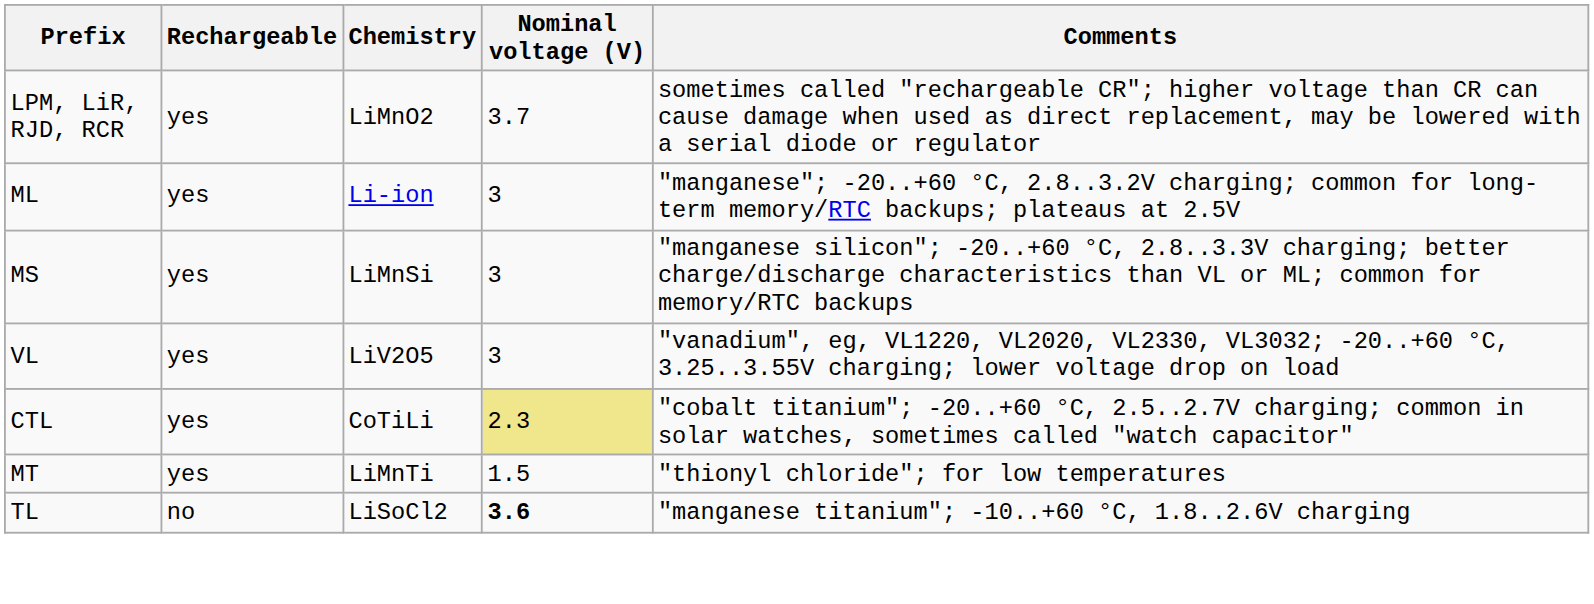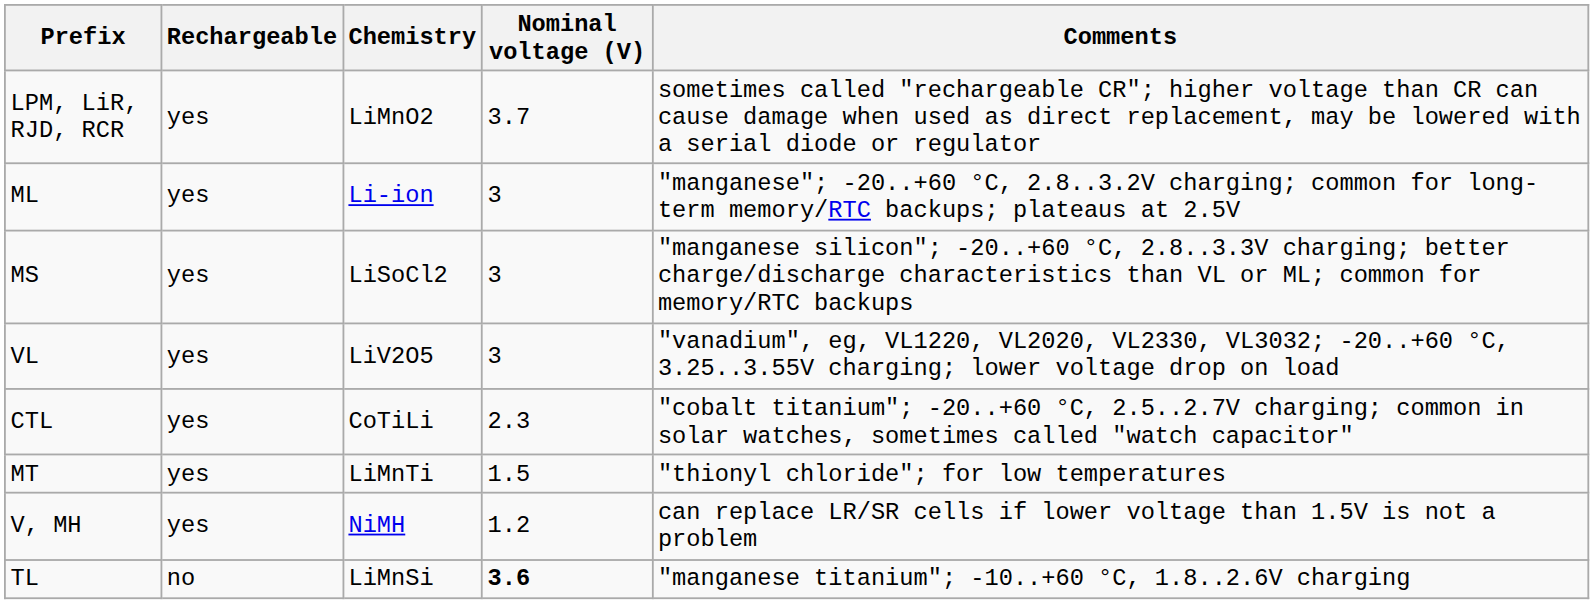(391, 276) LiMnSi -> (398, 276) LiSoCl2
(509, 422) khaki background -> (509, 422) no background
+ row: (46, 526)
(398, 513) LiSoCl2 -> (391, 578) LiMnSi
